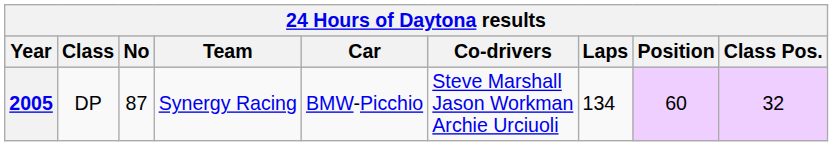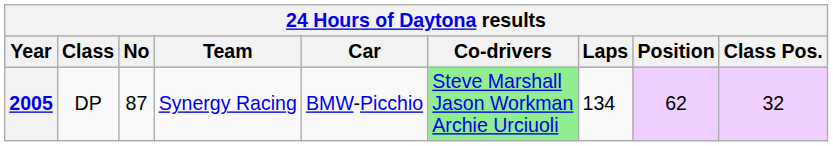(503, 104) no background -> (503, 104) lightgreen background
(676, 104) 60 -> (676, 104) 62
